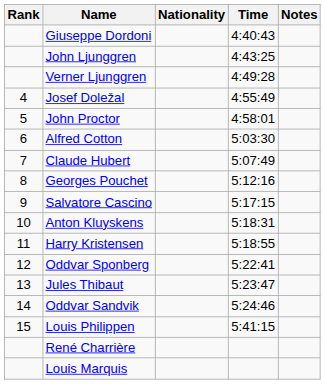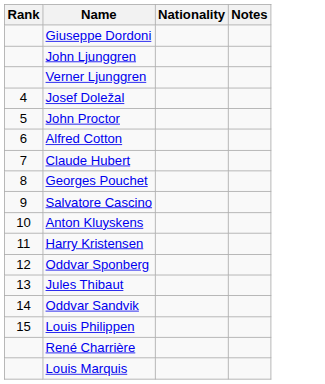- column: (253, 14)
